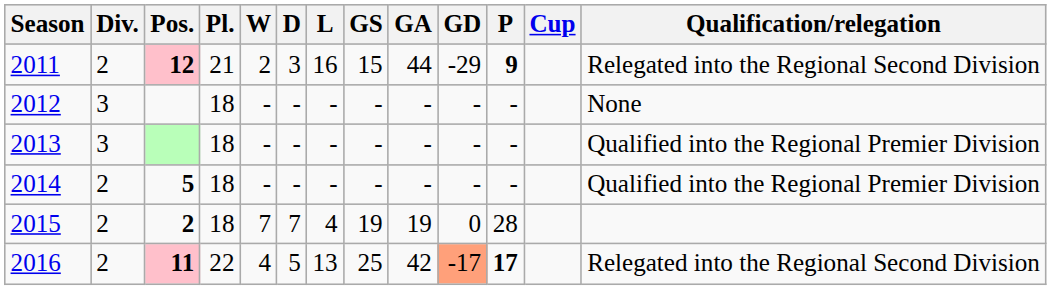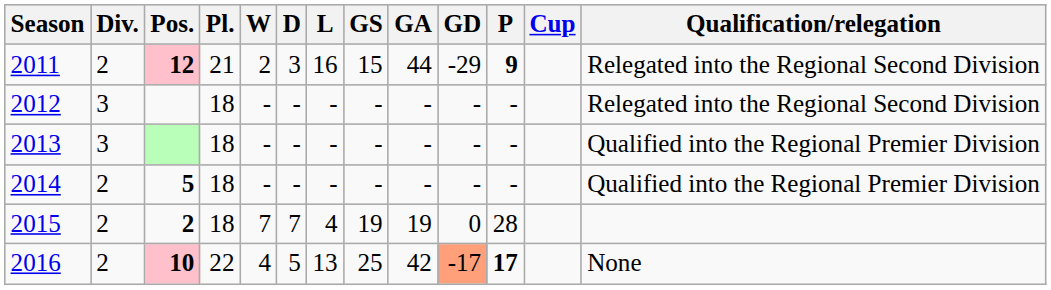(614, 104) None -> (814, 104) Relegated into the Regional Second Division
(182, 263) 11 -> (182, 263) 10
(814, 263) Relegated into the Regional Second Division -> (614, 263) None
